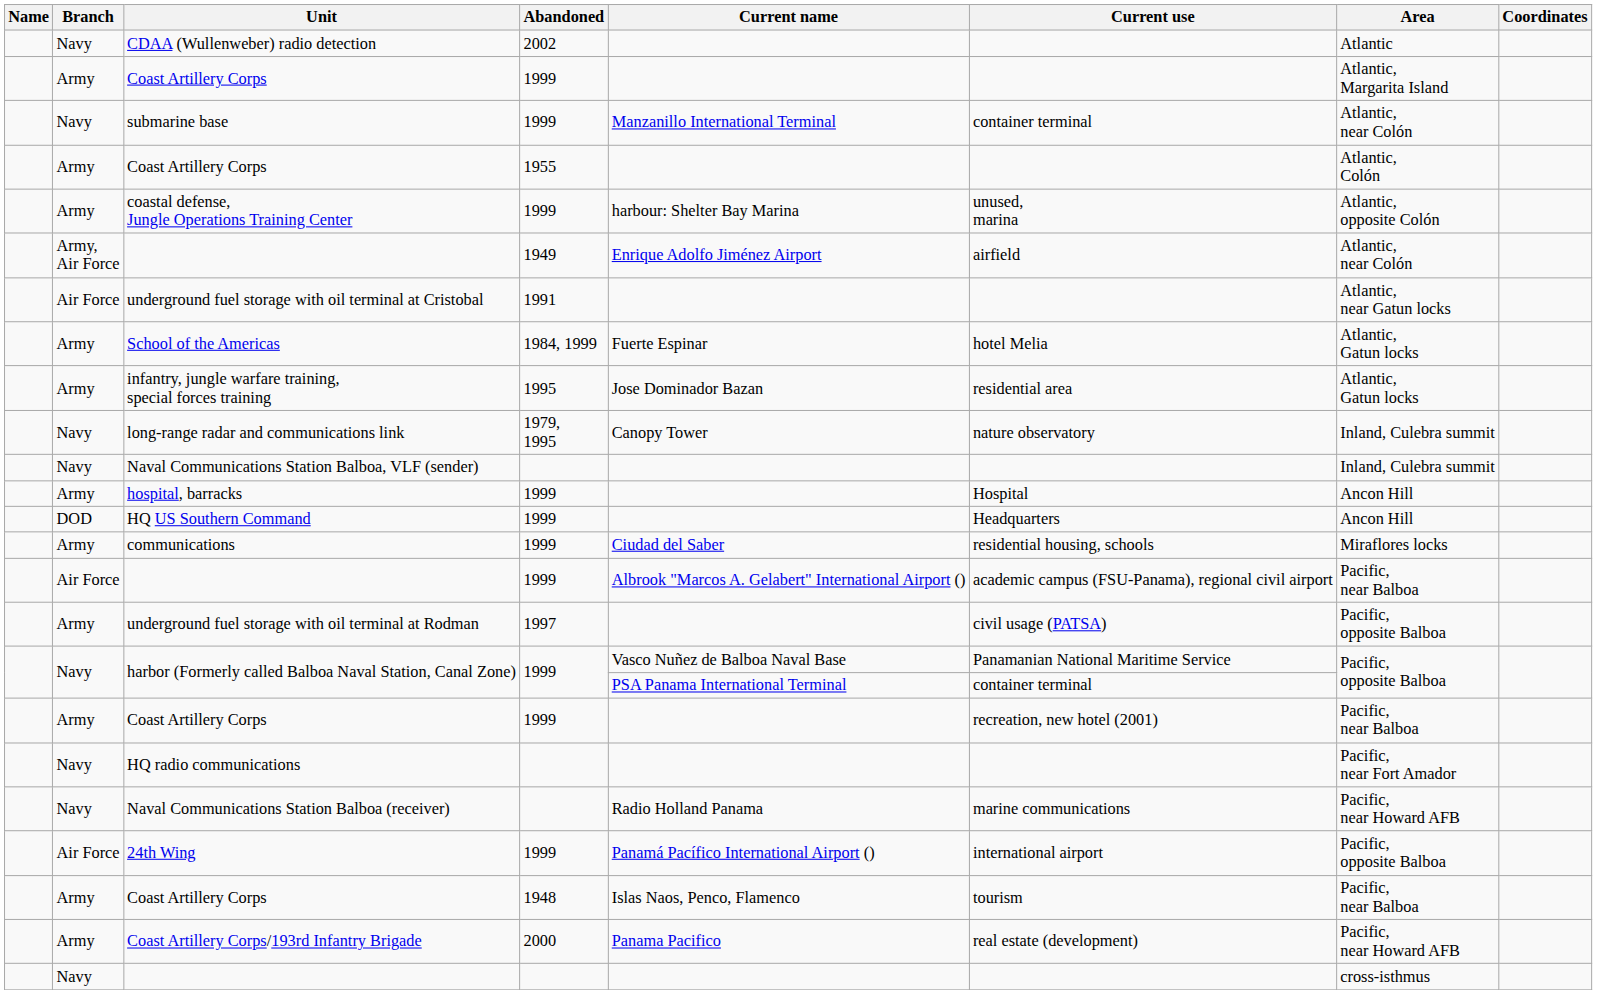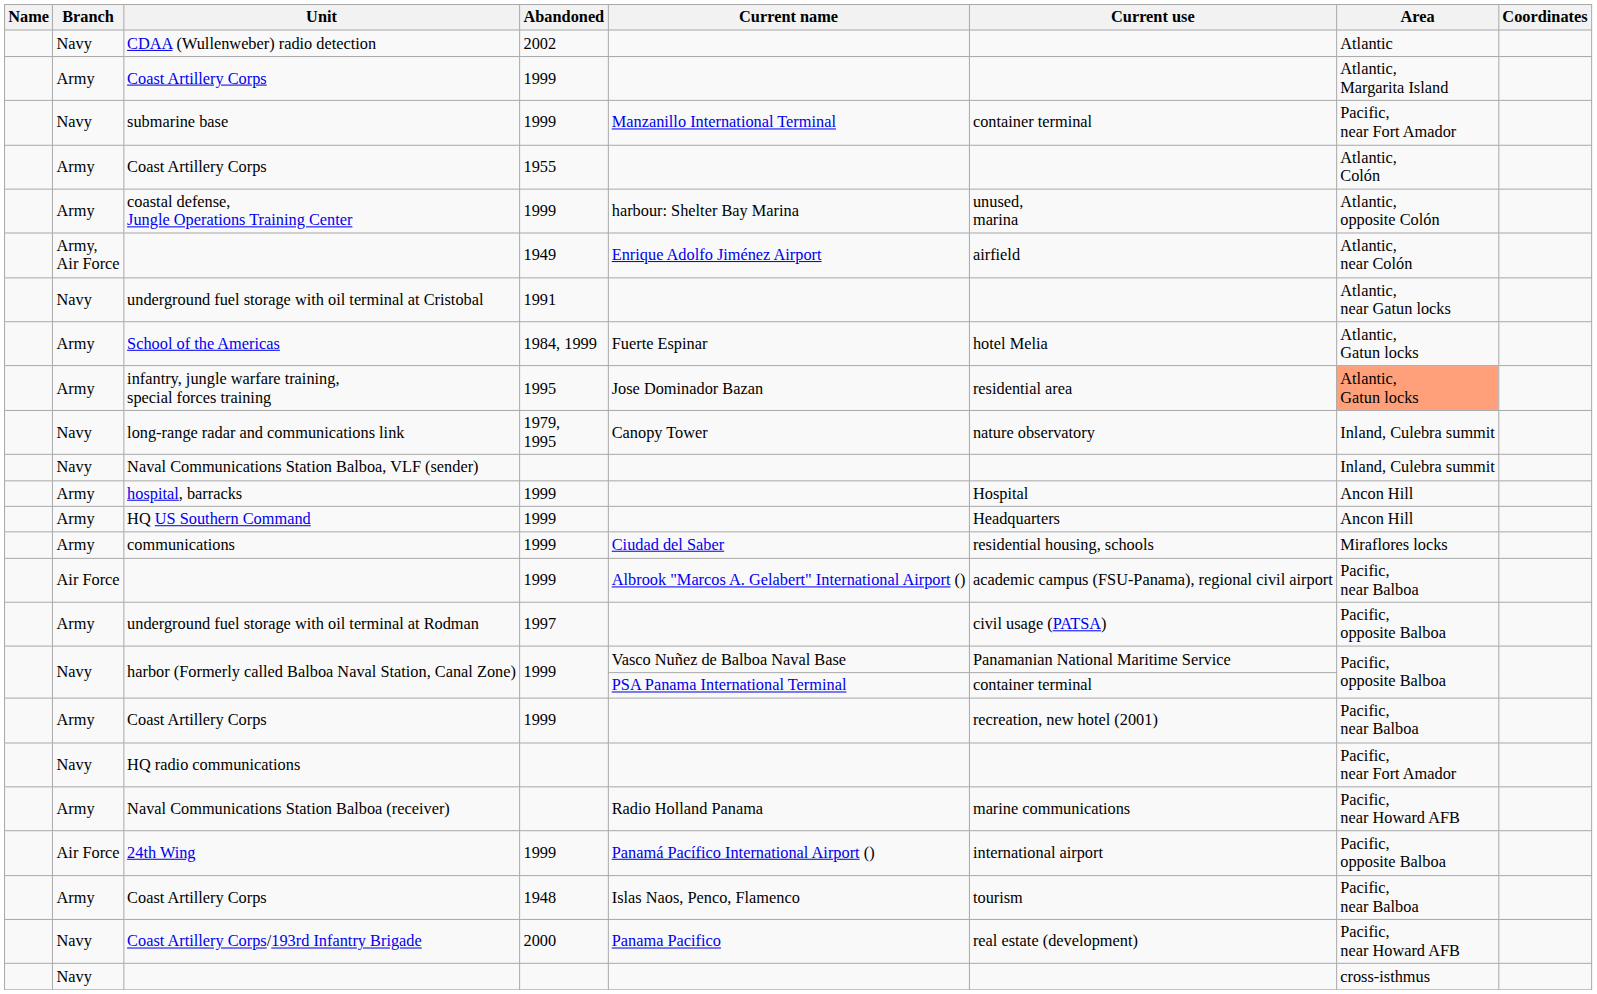(1376, 122) Atlantic, near Colón -> (1398, 122) Pacific, near Fort Amador
(88, 299) Air Force -> (74, 299) Navy
(1379, 388) no background -> (1379, 388) lightsalmon background
(74, 519) DOD -> (76, 519) Army
(74, 808) Navy -> (76, 808) Army
(76, 941) Army -> (74, 941) Navy
